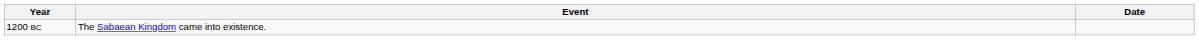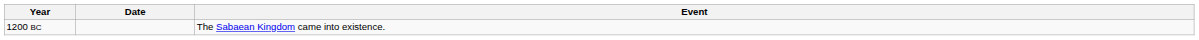columns swapped: (1135, 12) <-> (575, 12)
